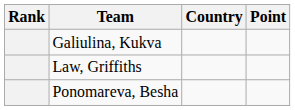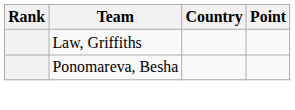- row: (107, 42)
